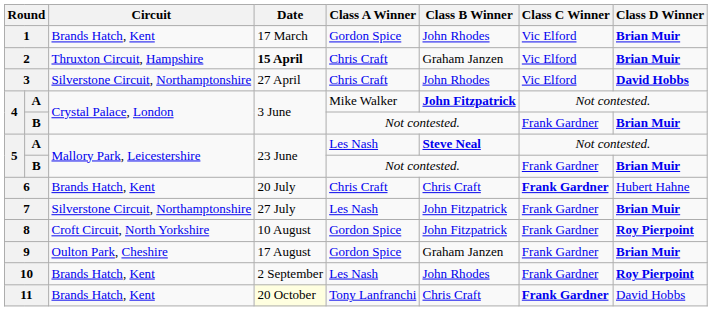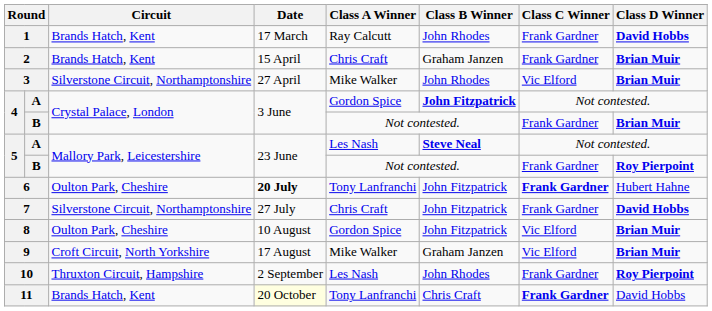(365, 36) Gordon Spice -> (360, 36) Ray Calcutt
(549, 36) Vic Elford -> (560, 36) Frank Gardner
(648, 36) Brian Muir -> (652, 36) David Hobbs
(127, 57) Thruxton Circuit, Hampshire -> (103, 57) Brands Hatch, Kent
(280, 57) bold -> (279, 57) normal
(549, 57) Vic Elford -> (560, 57) Frank Gardner
(358, 79) Chris Craft -> (363, 79) Mike Walker
(652, 79) David Hobbs -> (648, 79) Brian Muir
(363, 101) Mike Walker -> (365, 101) Gordon Spice
(648, 165) Brian Muir -> (655, 165) Roy Pierpoint
(103, 187) Brands Hatch, Kent -> (110, 187) Oulton Park, Cheshire
(276, 187) normal -> (278, 187) bold
(358, 187) Chris Craft -> (373, 187) Tony Lanfranchi
(452, 187) Chris Craft -> (465, 187) John Fitzpatrick
(354, 208) Les Nash -> (358, 208) Chris Craft
(648, 208) Brian Muir -> (652, 208) David Hobbs
(130, 230) Croft Circuit, North Yorkshire -> (110, 230) Oulton Park, Cheshire
(560, 230) Frank Gardner -> (549, 230) Vic Elford
(655, 230) Roy Pierpoint -> (648, 230) Brian Muir
(110, 251) Oulton Park, Cheshire -> (130, 251) Croft Circuit, North Yorkshire
(365, 251) Gordon Spice -> (363, 251) Mike Walker
(560, 251) Frank Gardner -> (549, 251) Vic Elford
(103, 273) Brands Hatch, Kent -> (127, 273) Thruxton Circuit, Hampshire
